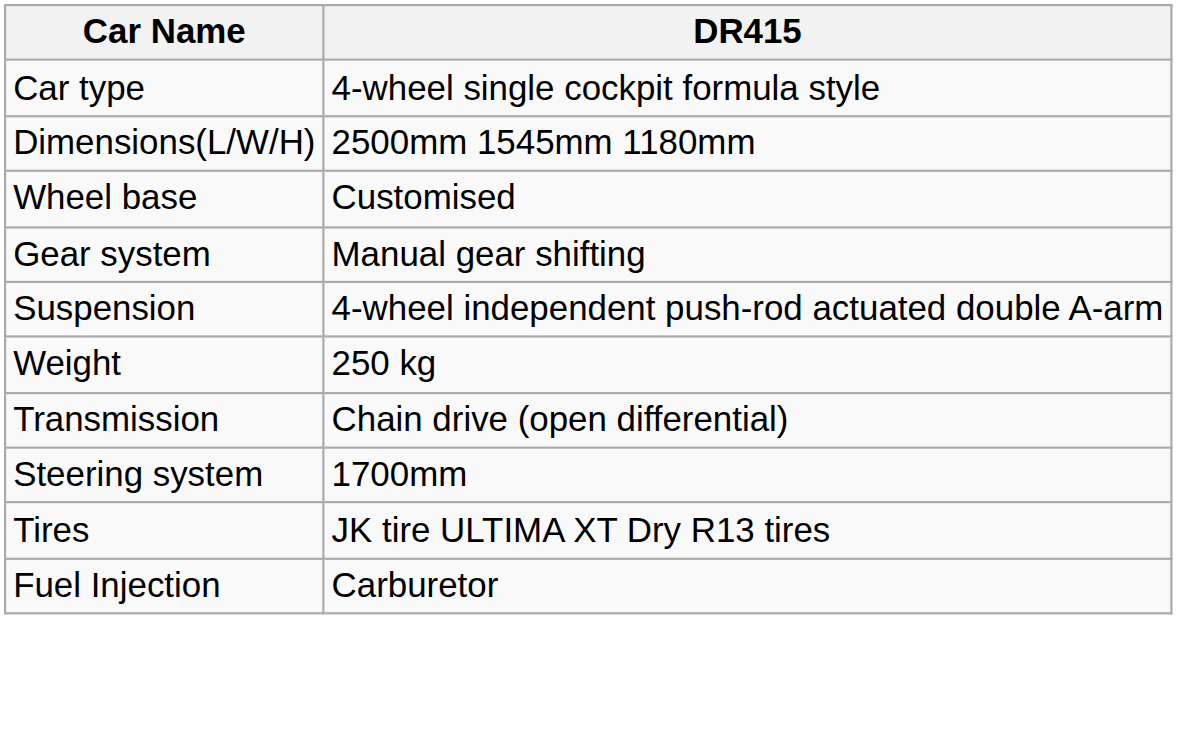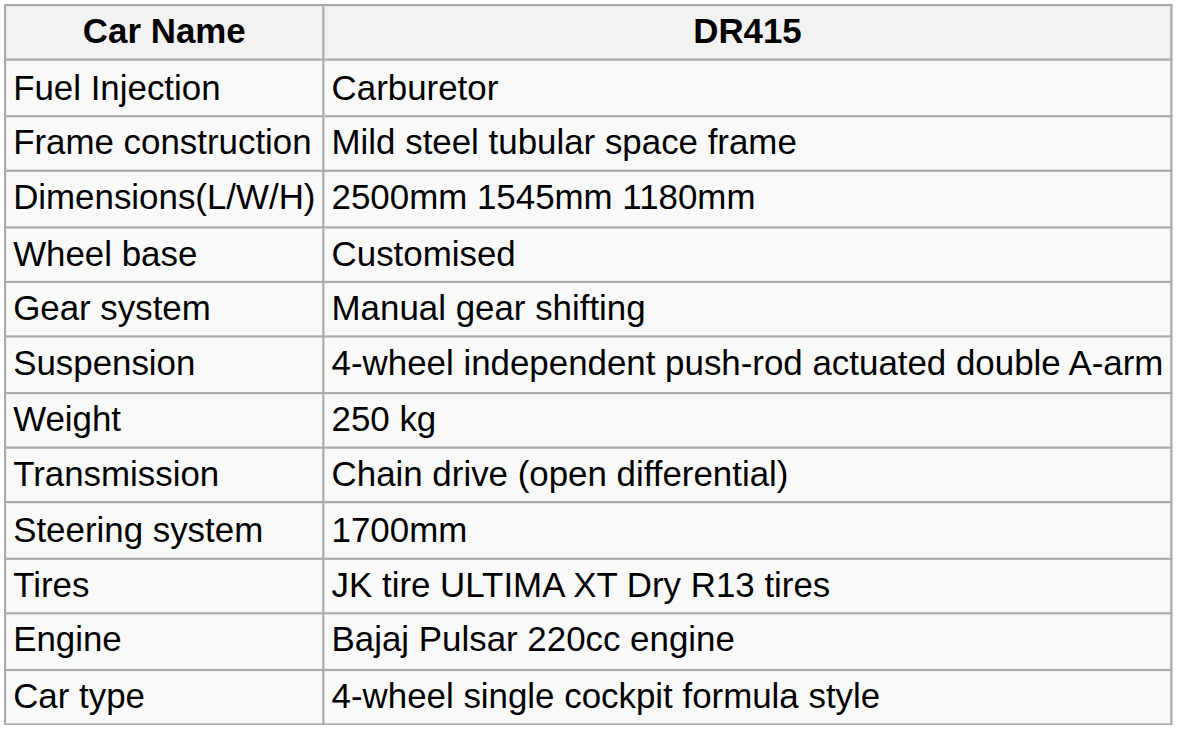rows swapped: (79, 87) <-> (117, 585)
+ row: (162, 142)
+ row: (67, 640)
